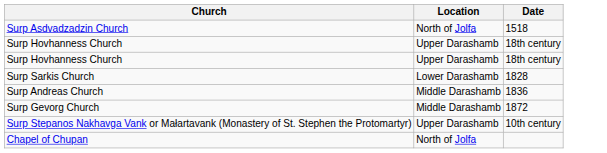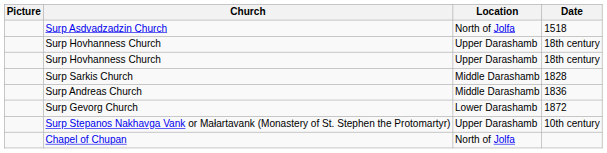+ column: (24, 12)
(457, 76) Lower Darashamb -> (497, 76) Middle Darashamb
(458, 108) Middle Darashamb -> (496, 108) Lower Darashamb
